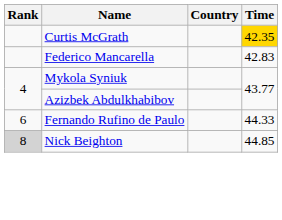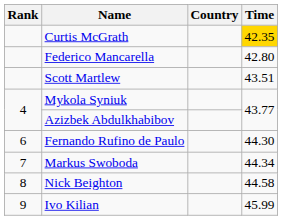(260, 57) 42.83 -> (260, 57) 42.80
+ row: (82, 78)
(260, 120) 44.33 -> (260, 141) 44.30
+ row: (91, 162)
(23, 141) lightgrey background -> (23, 183) no background
(260, 141) 44.85 -> (260, 183) 44.58
+ row: (72, 204)
